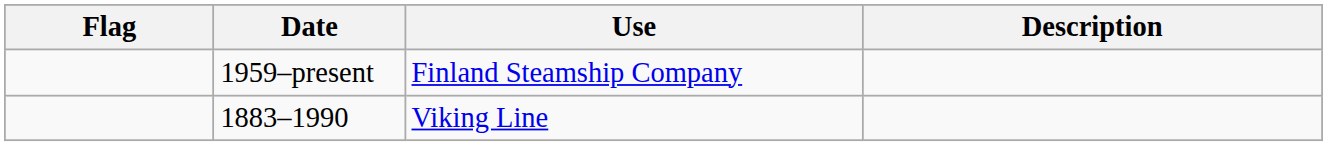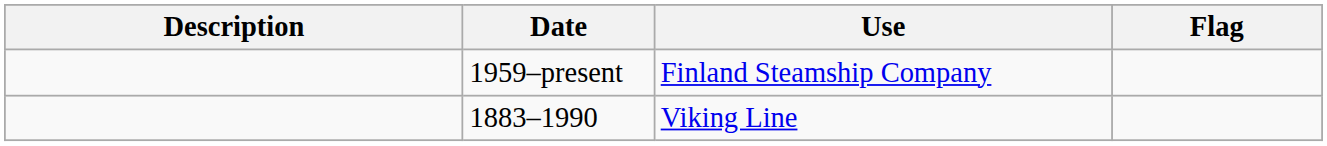columns swapped: (109, 27) <-> (1092, 27)
